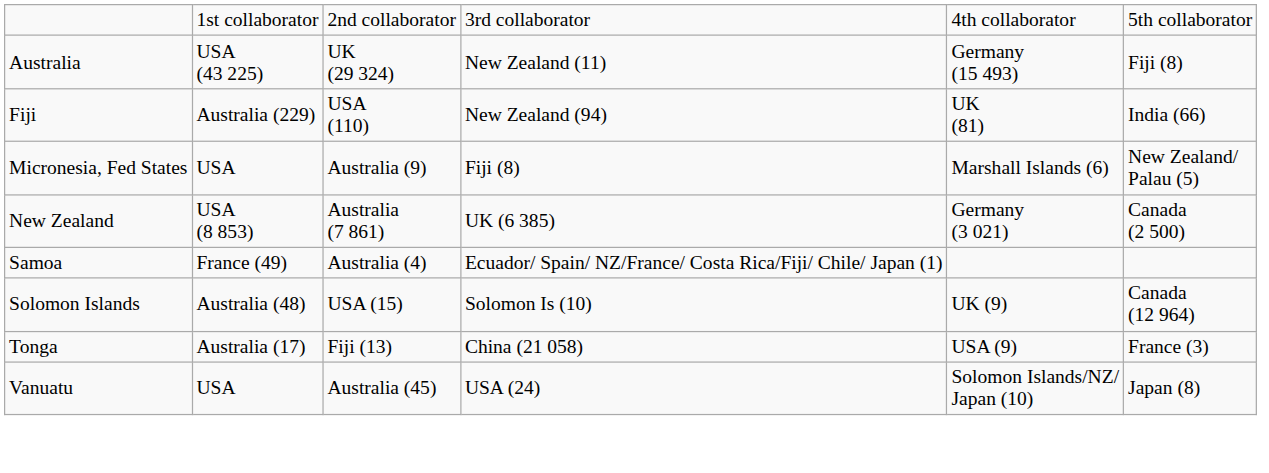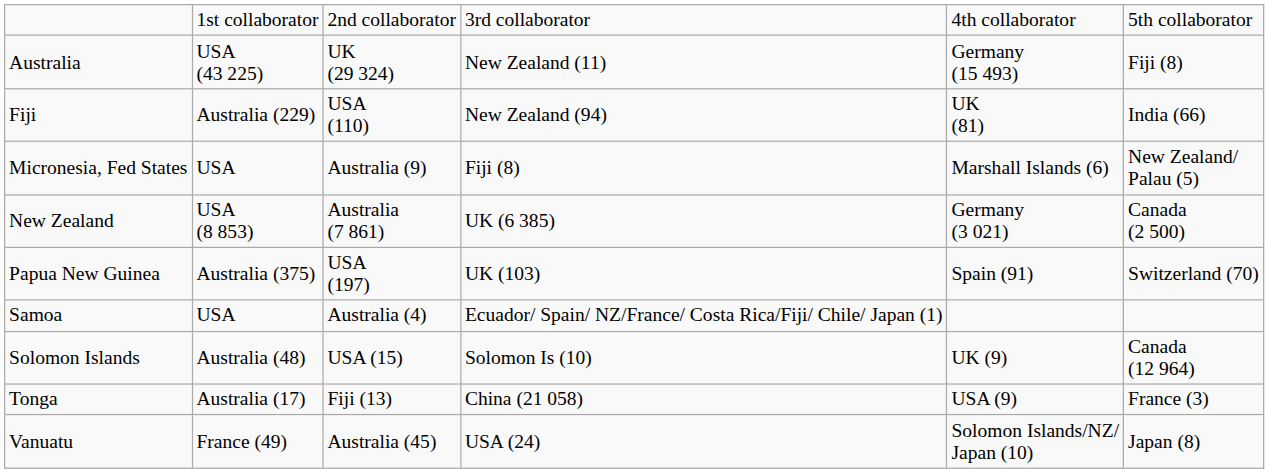+ row: (84, 273)
(242, 262) France (49) -> (216, 315) USA
(216, 388) USA -> (242, 441) France (49)
